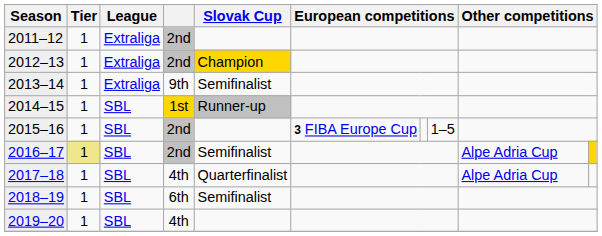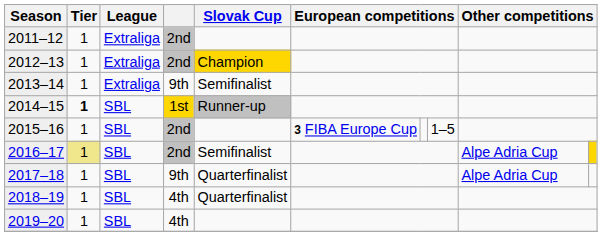(84, 106) normal -> (84, 106) bold
(179, 175) 4th -> (179, 175) 9th
(179, 197) 6th -> (179, 197) 4th
(234, 197) Semifinalist -> (242, 197) Quarterfinalist
